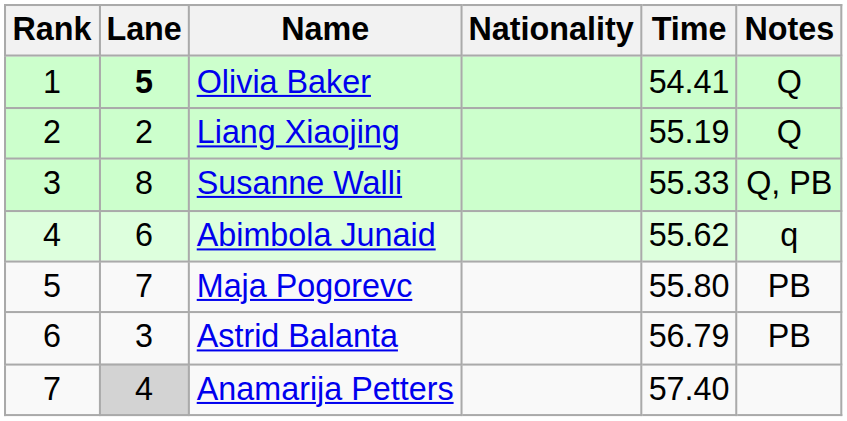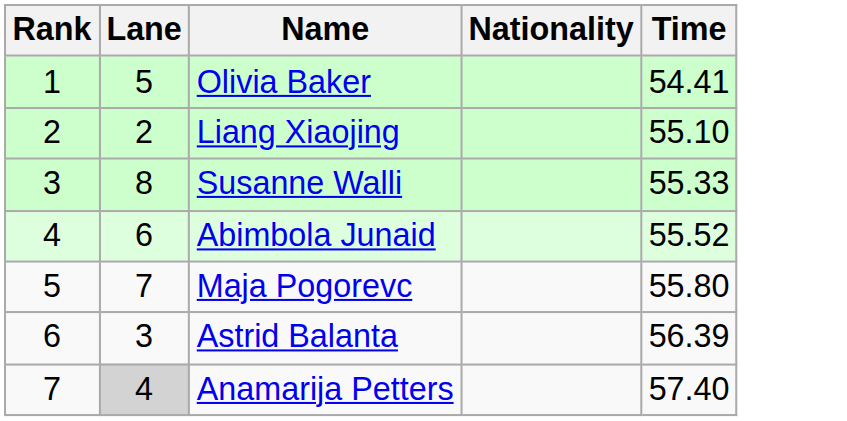- column: (789, 30)
(144, 81) bold -> (144, 81) normal
(689, 132) 55.19 -> (689, 132) 55.10
(689, 235) 55.62 -> (689, 235) 55.52
(689, 337) 56.79 -> (689, 337) 56.39
